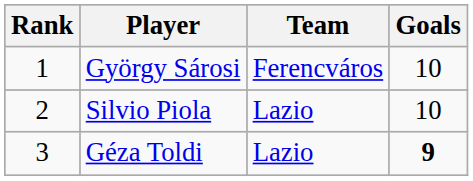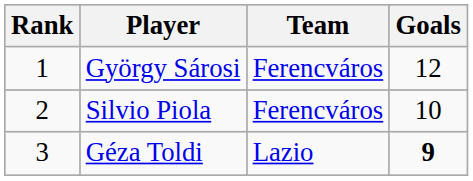(428, 68) 10 -> (428, 68) 12
(283, 110) Lazio -> (318, 110) Ferencváros
